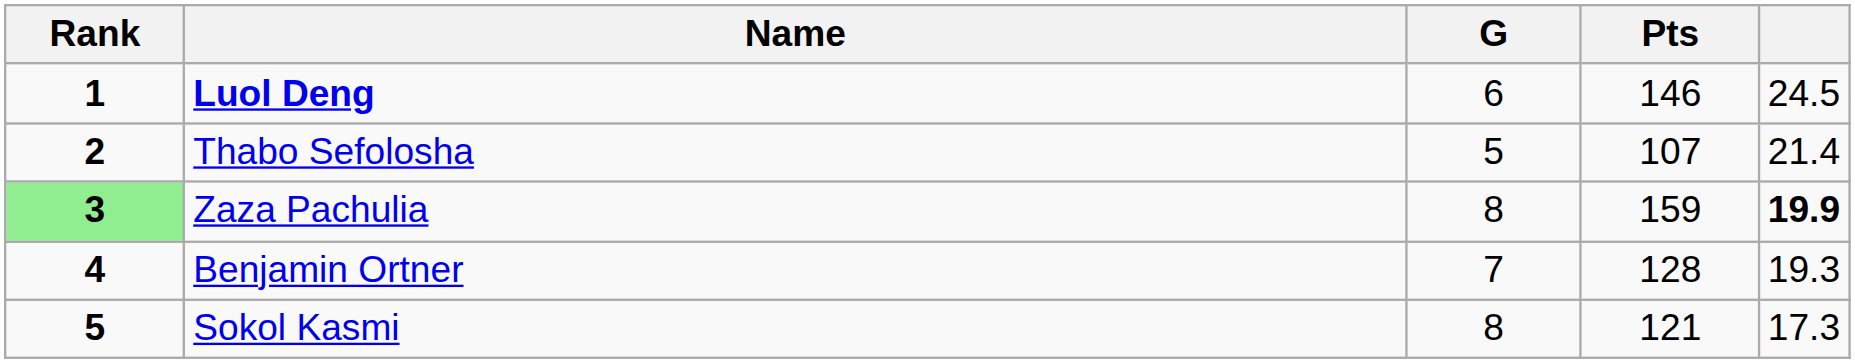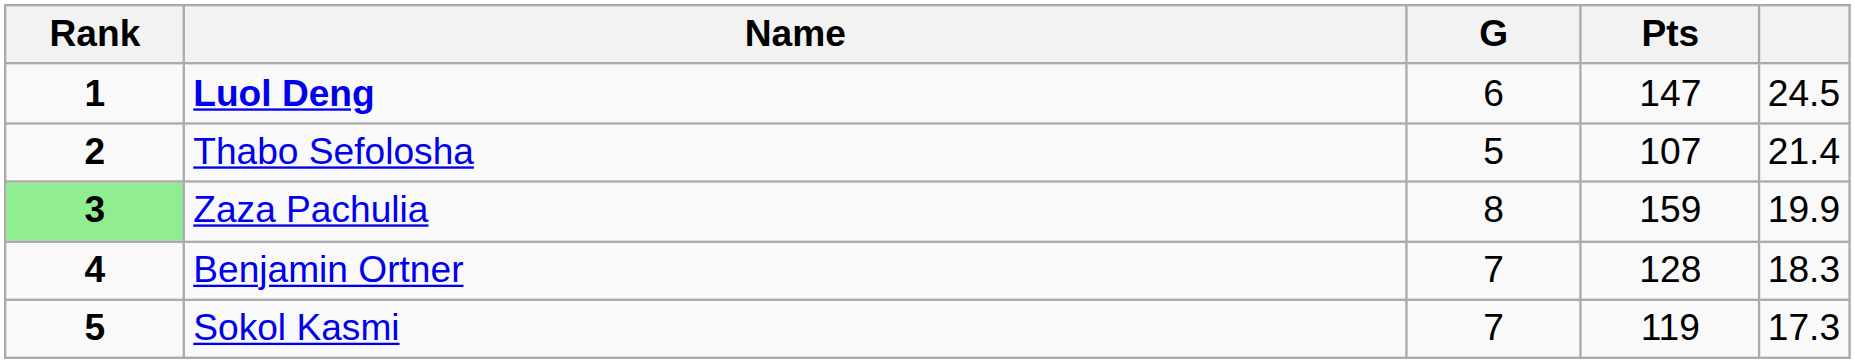(1670, 92) 146 -> (1670, 92) 147
(1804, 210) bold -> (1804, 210) normal
(1804, 269) 19.3 -> (1804, 269) 18.3
(1494, 328) 8 -> (1494, 328) 7
(1670, 328) 121 -> (1670, 328) 119
